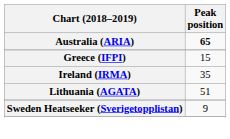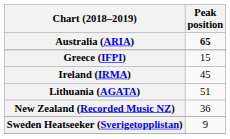(205, 74) 35 -> (205, 74) 45
+ row: (95, 108)
